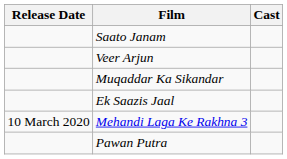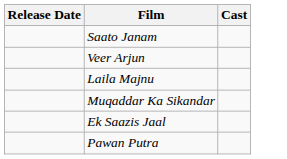+ row: (121, 79)
- row: (172, 121)
